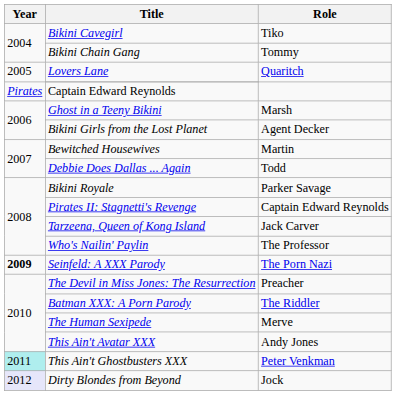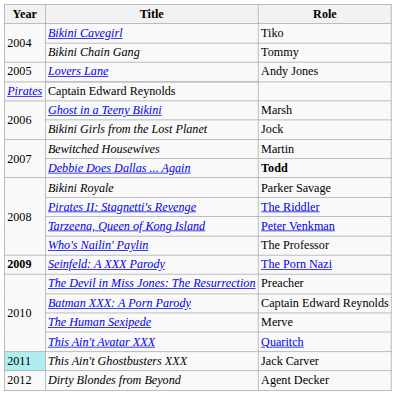(282, 71) Quaritch -> (290, 71) Andy Jones
(295, 129) Agent Decker -> (272, 129) Jock
(274, 168) normal -> (274, 168) bold
(325, 206) Captain Edward Reynolds -> (290, 206) The Riddler
(290, 226) Jack Carver -> (298, 226) Peter Venkman
(290, 303) The Riddler -> (325, 303) Captain Edward Reynolds
(290, 341) Andy Jones -> (282, 341) Quaritch
(298, 361) Peter Venkman -> (290, 361) Jack Carver
(19, 380) lavender background -> (19, 380) no background
(272, 380) Jock -> (295, 380) Agent Decker
